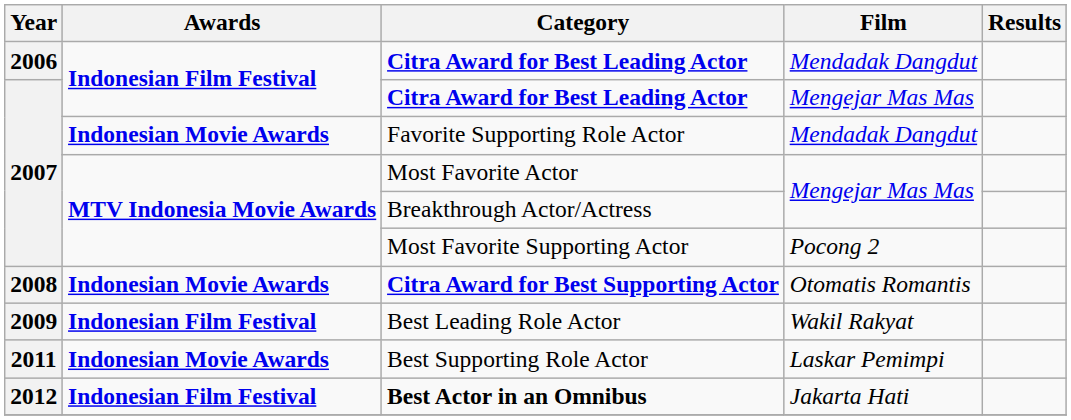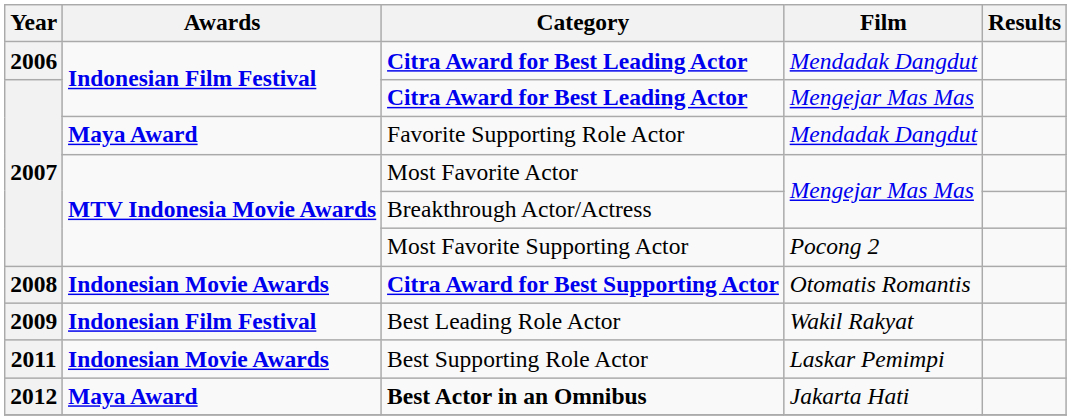(199, 135) Indonesian Movie Awards -> (133, 135) Maya Award
(192, 396) Indonesian Film Festival -> (133, 396) Maya Award
